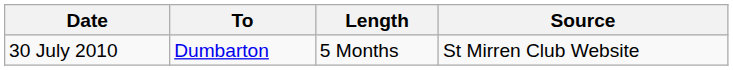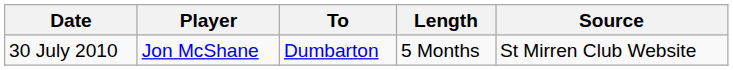+ column: (208, 20)
